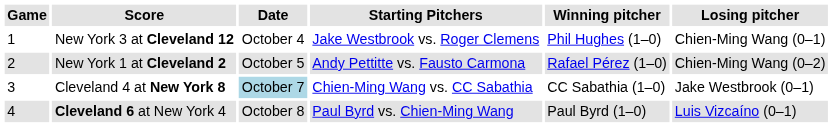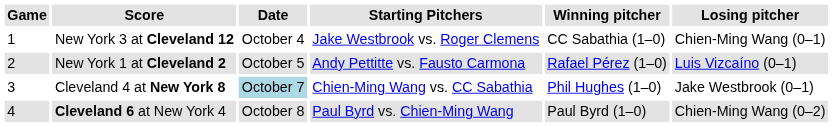(604, 39) Phil Hughes (1–0) -> (606, 39) CC Sabathia (1–0)
(750, 63) Chien-Ming Wang (0–2) -> (736, 63) Luis Vizcaíno (0–1)
(606, 87) CC Sabathia (1–0) -> (604, 87) Phil Hughes (1–0)
(736, 111) Luis Vizcaíno (0–1) -> (750, 111) Chien-Ming Wang (0–2)
